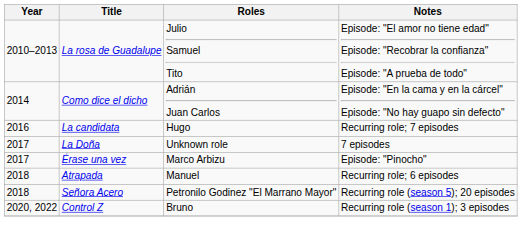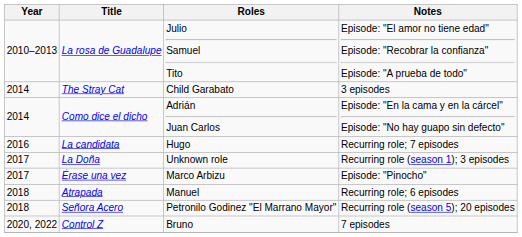+ row: (93, 89)
(365, 144) 7 episodes -> (425, 160) Recurring role (season 1); 3 episodes
(425, 208) Recurring role (season 1); 3 episodes -> (365, 224) 7 episodes
